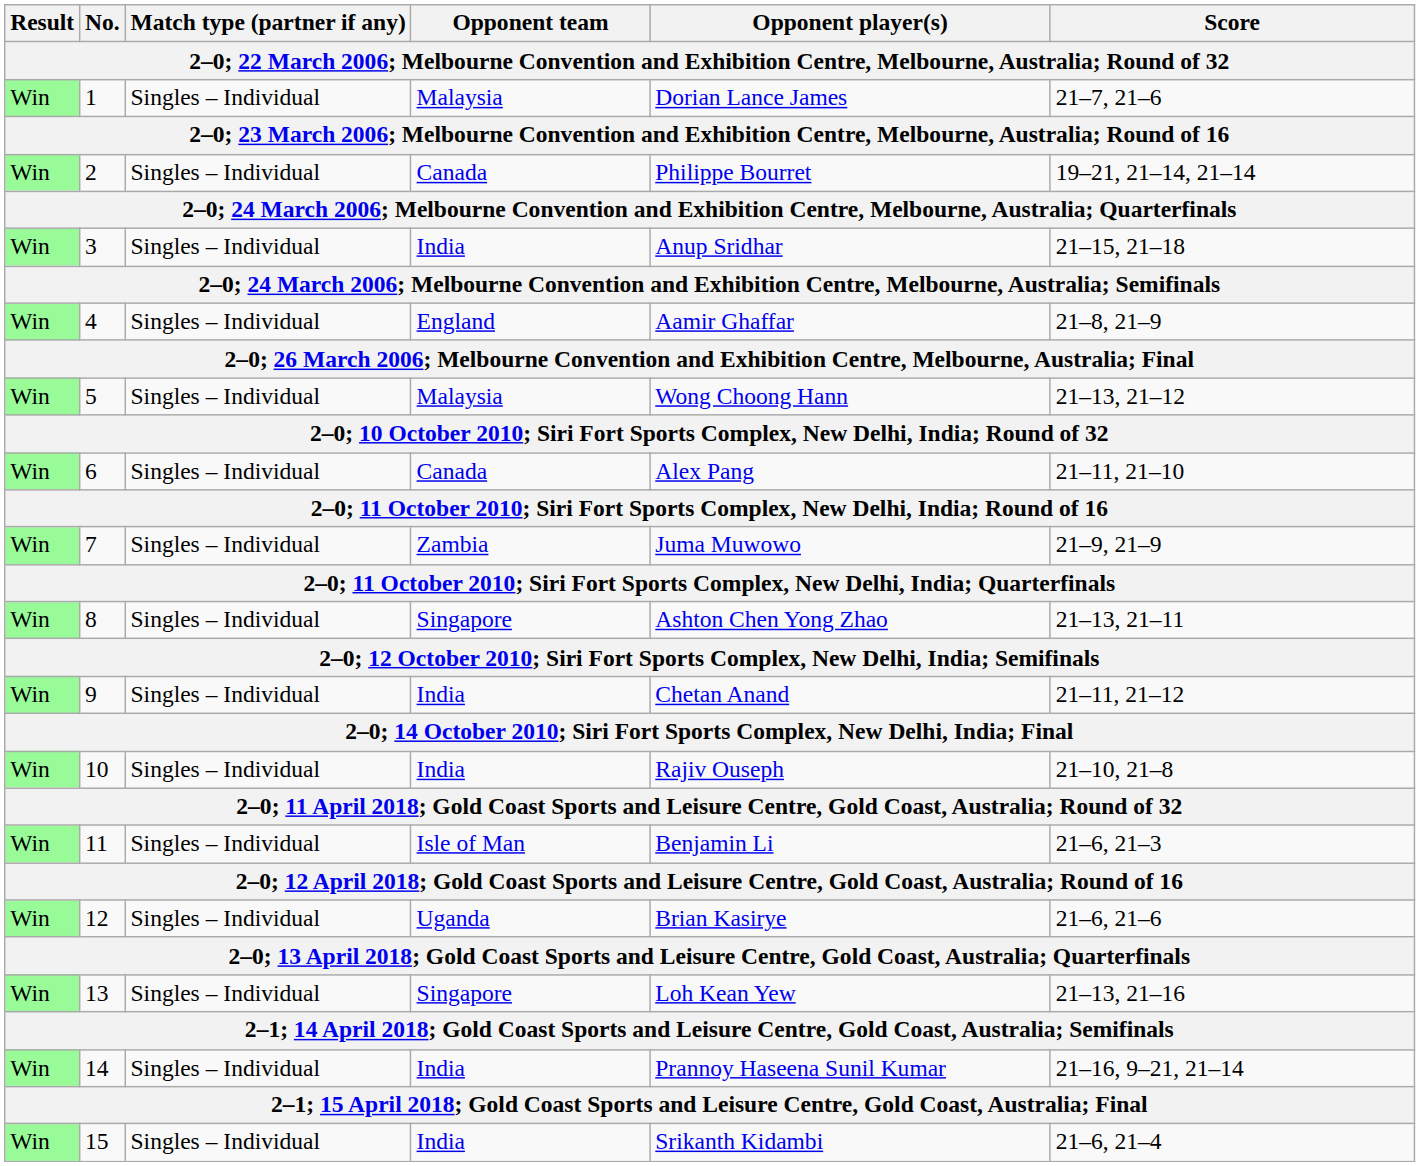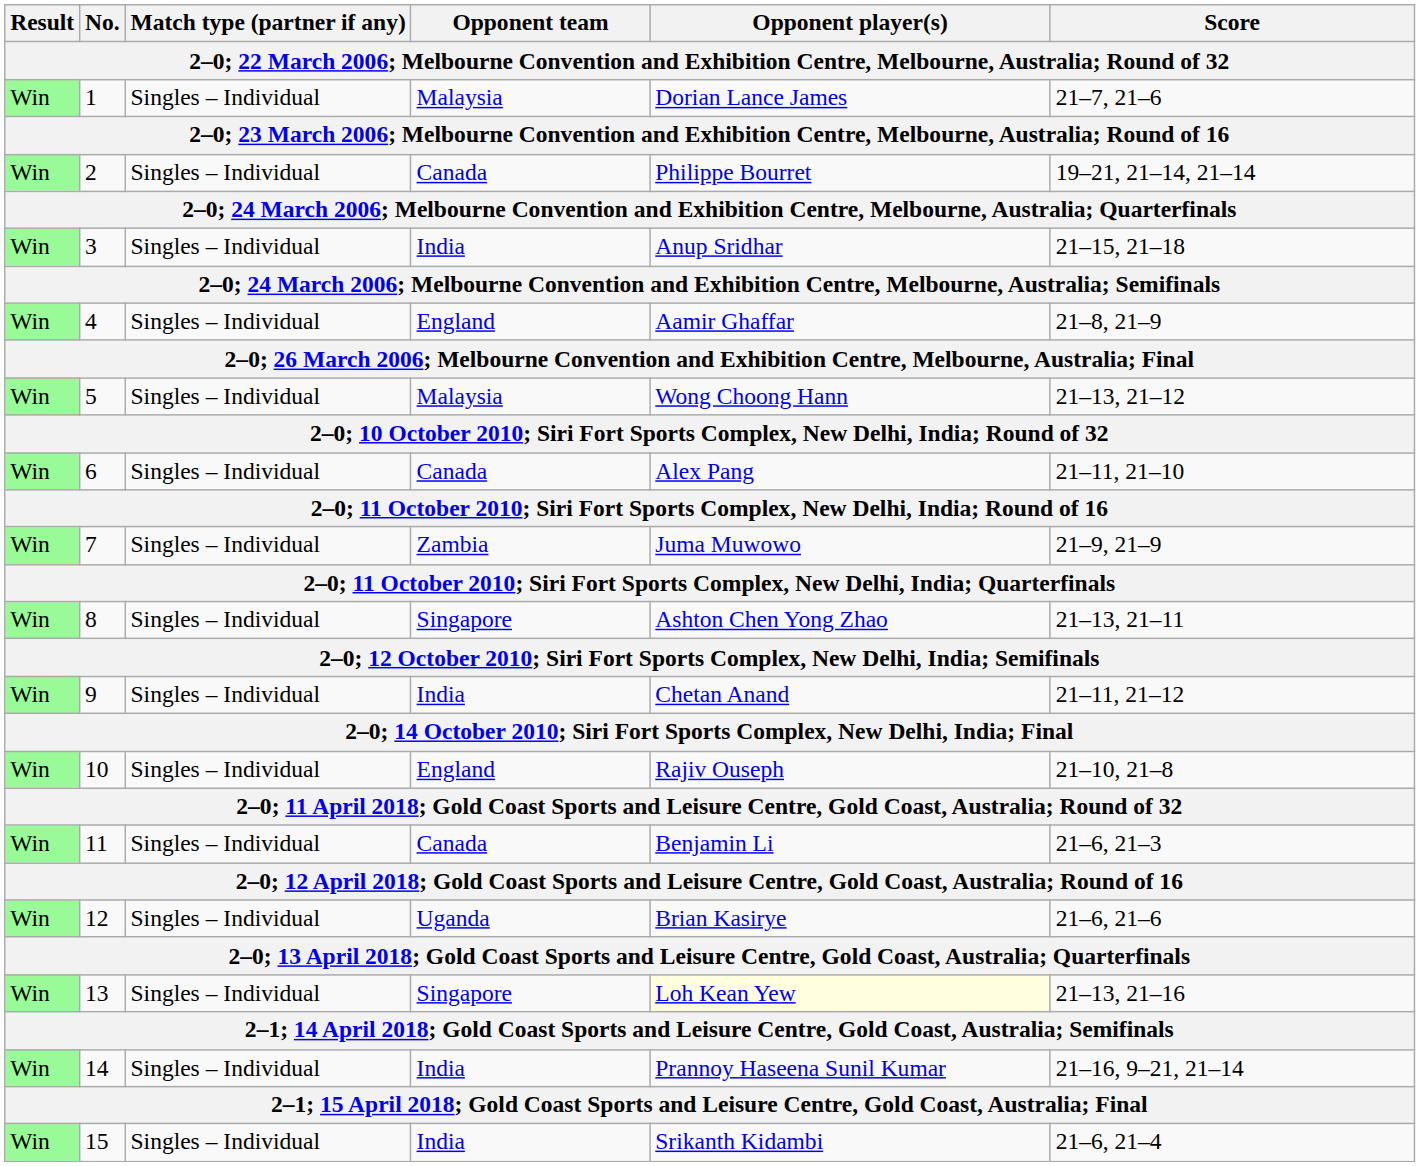(441, 769) India -> (456, 769) England
(471, 843) Isle of Man -> (452, 843) Canada
(726, 992) no background -> (726, 992) lightyellow background
